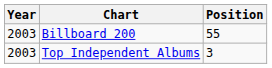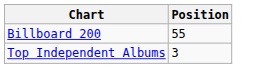- column: (22, 14)
